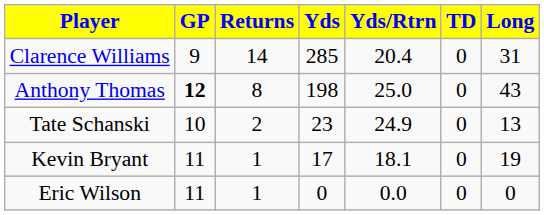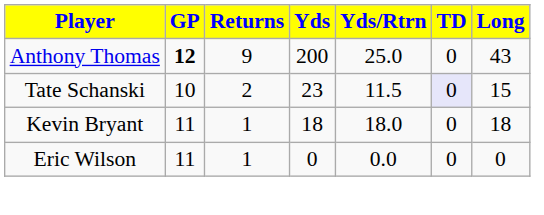- row: (90, 55)
(257, 90) 8 -> (247, 55) 9
(322, 90) 198 -> (312, 55) 200
(393, 124) 24.9 -> (383, 90) 11.5
(461, 124) no background -> (451, 90) lavender background
(510, 124) 13 -> (500, 90) 15
(322, 158) 17 -> (312, 124) 18
(393, 158) 18.1 -> (383, 124) 18.0
(510, 158) 19 -> (500, 124) 18
